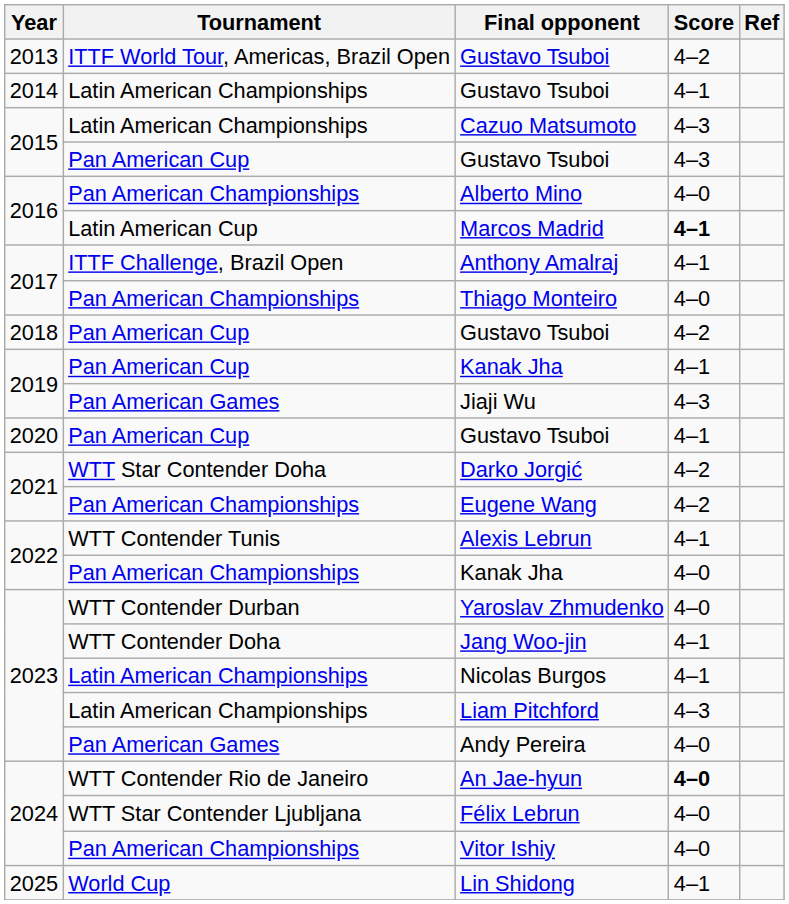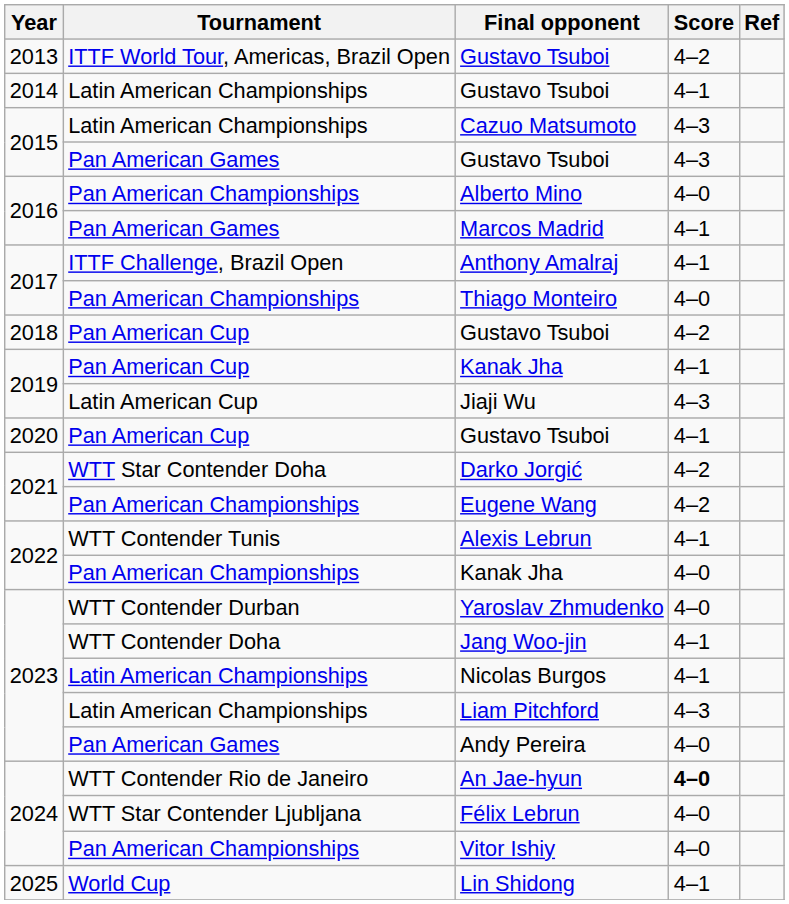(159, 160) Pan American Cup -> (174, 160) Pan American Games
(163, 229) Latin American Cup -> (174, 229) Pan American Games
(692, 229) bold -> (692, 229) normal
(174, 401) Pan American Games -> (163, 401) Latin American Cup
